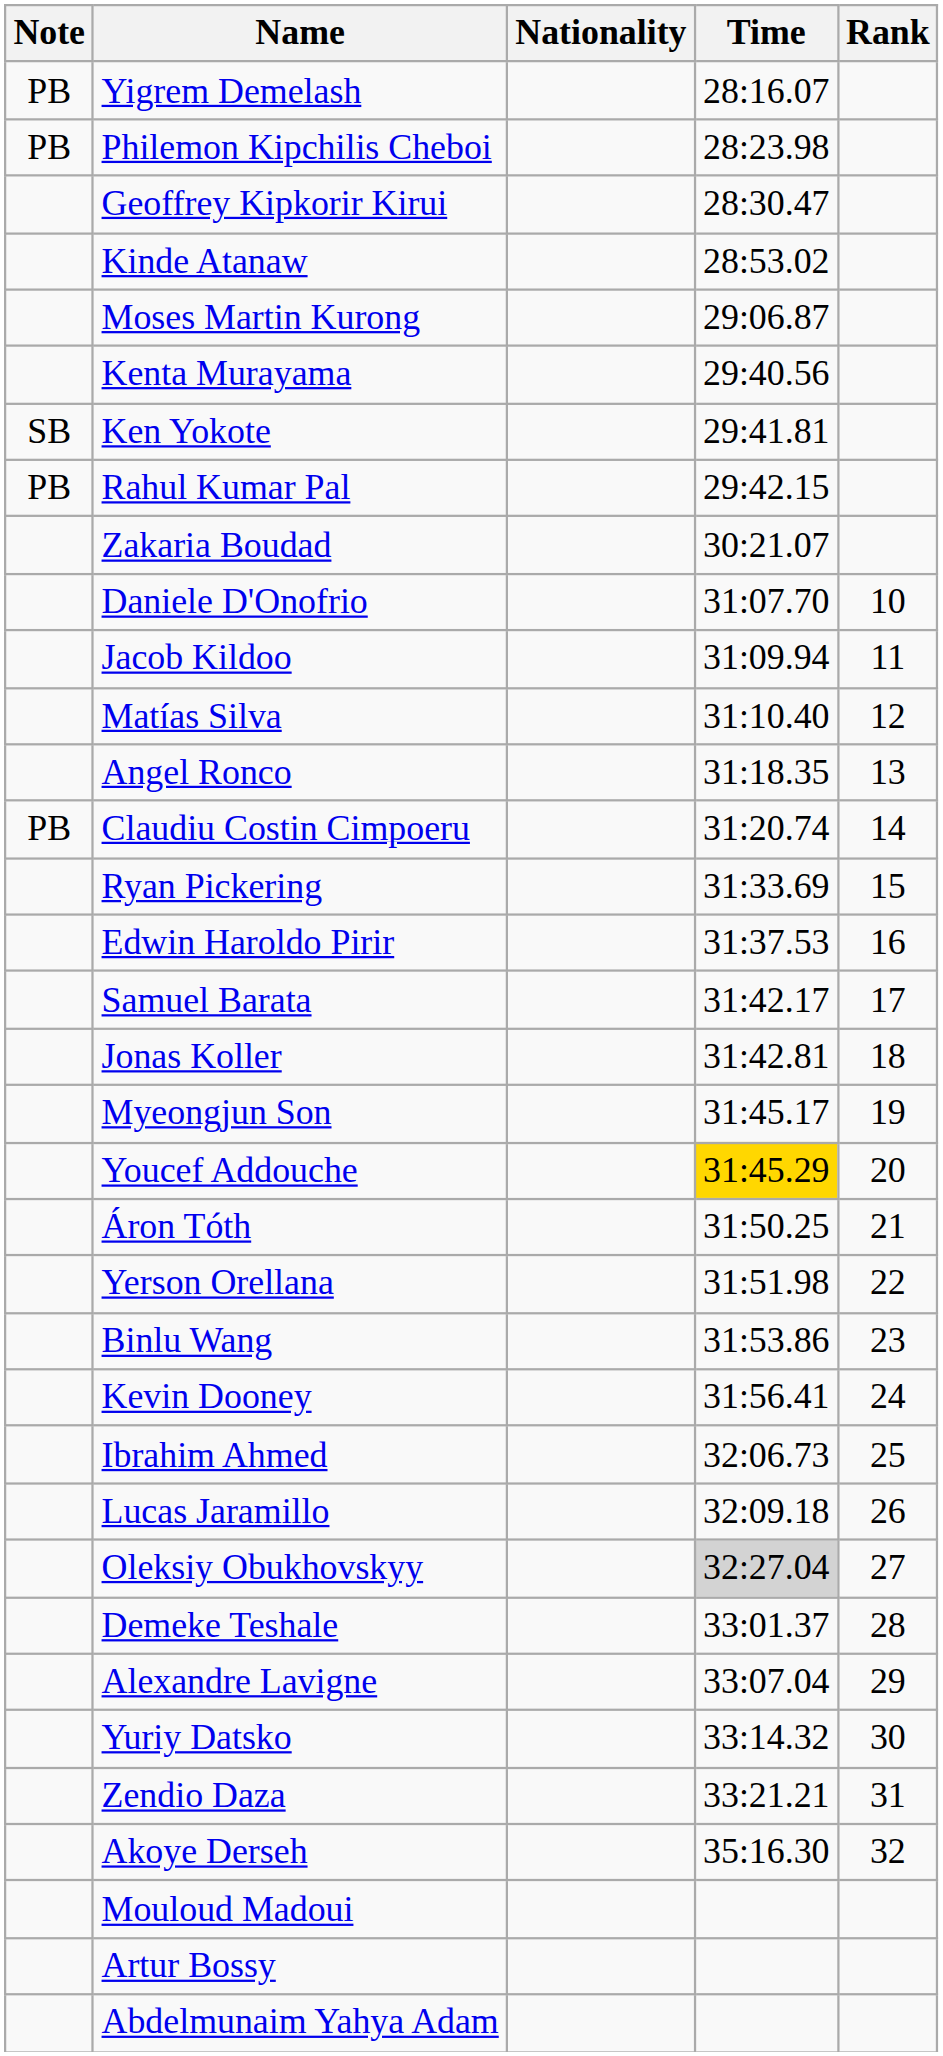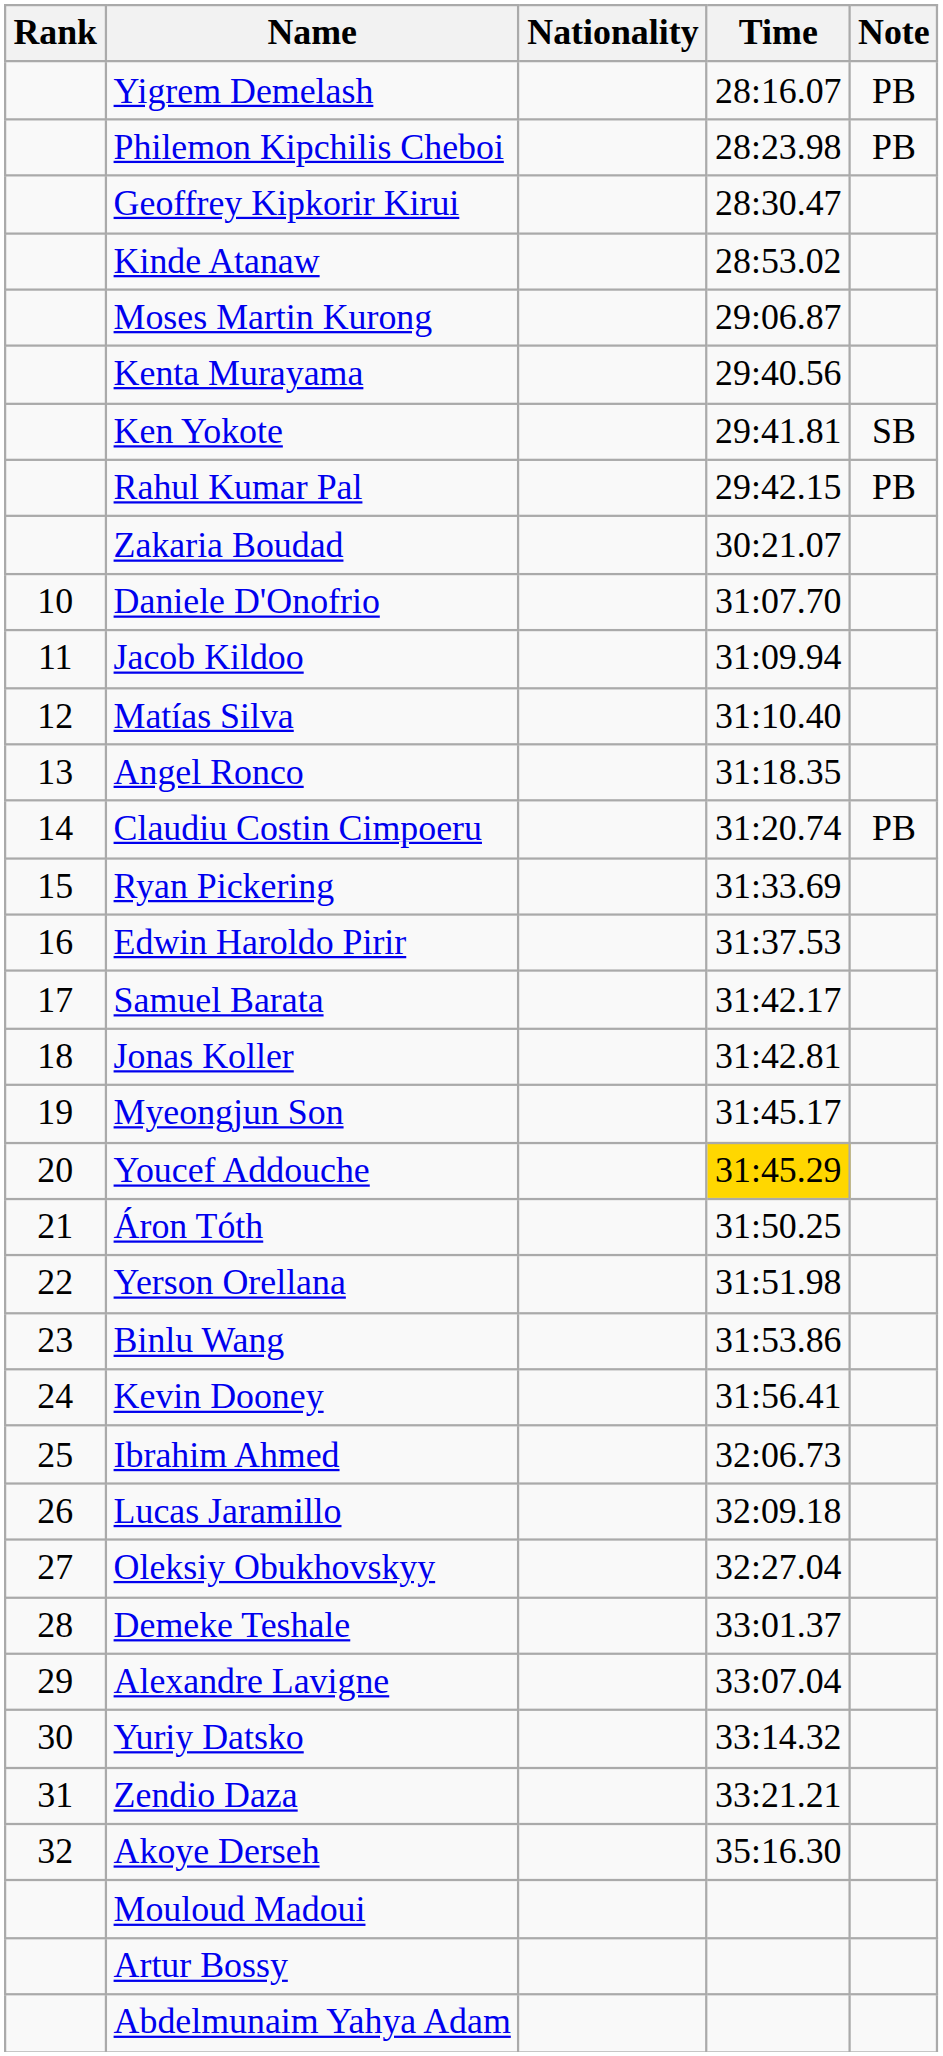columns swapped: (888, 32) <-> (49, 32)
(766, 1567) lightgrey background -> (778, 1567) no background
